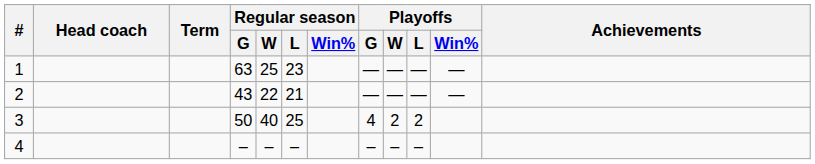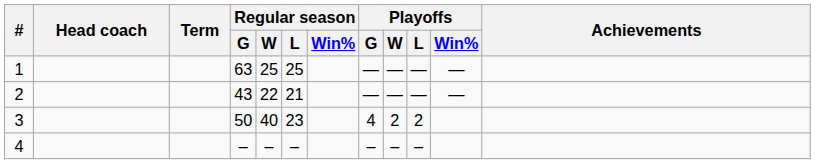(295, 69) 23 -> (295, 69) 25
(295, 121) 25 -> (295, 121) 23
